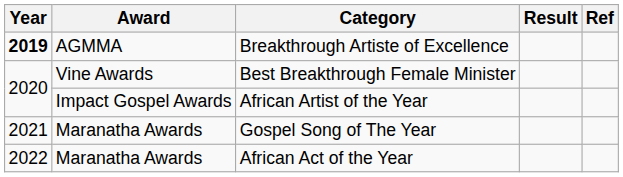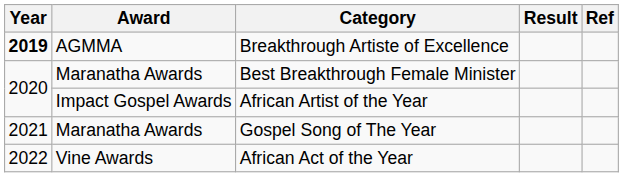(104, 74) Vine Awards -> (129, 74) Maranatha Awards
(129, 158) Maranatha Awards -> (104, 158) Vine Awards
